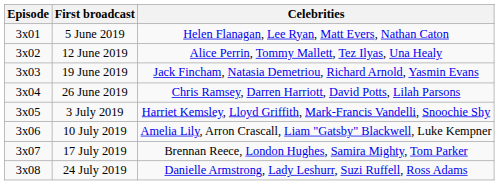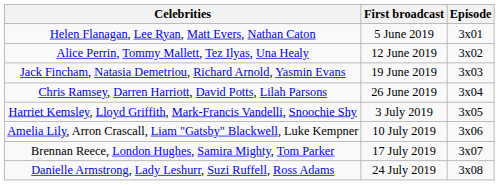columns swapped: (28, 14) <-> (316, 14)
